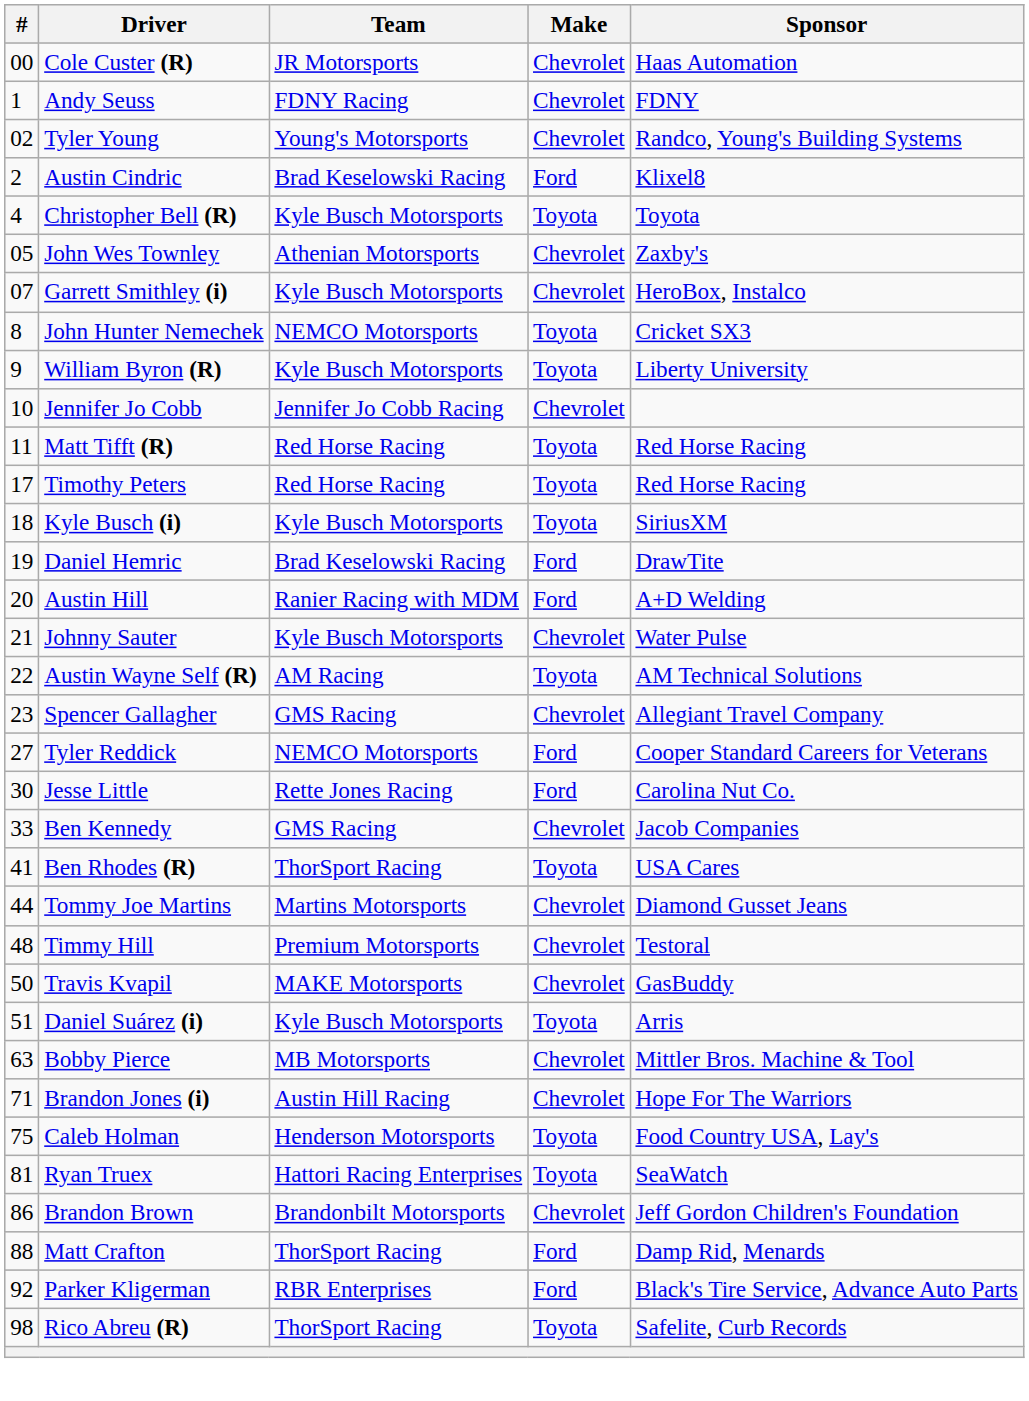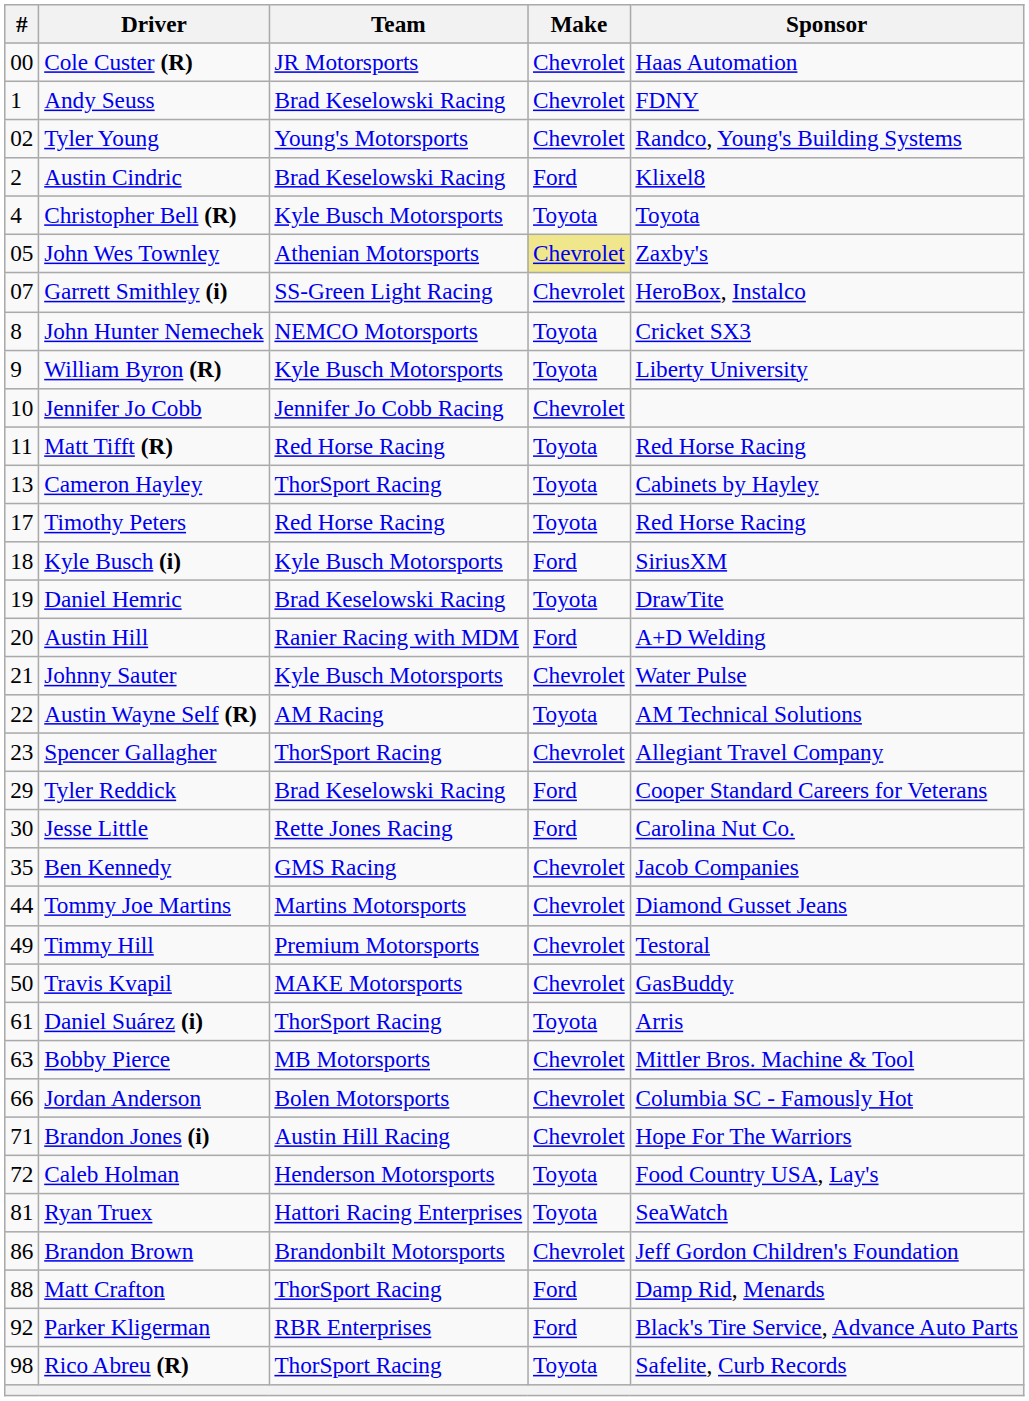(341, 100) FDNY Racing -> (390, 100) Brad Keselowski Racing
(579, 253) no background -> (579, 253) khaki background
(389, 292) Kyle Busch Motorsports -> (383, 292) SS-Green Light Racing
+ row: (123, 484)
(565, 522) Toyota -> (555, 560) Ford
(555, 560) Ford -> (565, 599) Toyota
(335, 714) GMS Racing -> (358, 752) ThorSport Racing
(22, 752) 27 -> (22, 790) 29
(376, 752) NEMCO Motorsports -> (390, 790) Brad Keselowski Racing
(22, 829) 33 -> (22, 867) 35
- row: (120, 867)
(22, 944) 48 -> (22, 944) 49
(22, 1020) 51 -> (22, 1020) 61
(389, 1020) Kyle Busch Motorsports -> (358, 1020) ThorSport Racing
+ row: (123, 1097)
(22, 1135) 75 -> (22, 1174) 72
